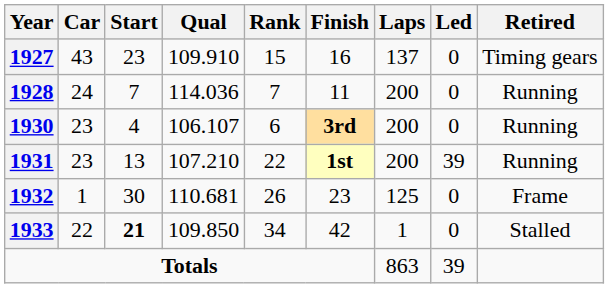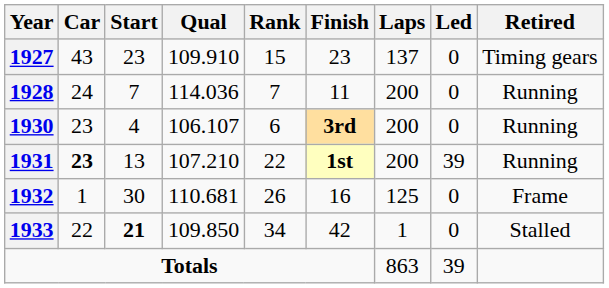(340, 56) 16 -> (340, 56) 23
(82, 160) normal -> (82, 160) bold
(340, 195) 23 -> (340, 195) 16
